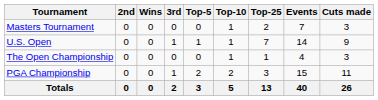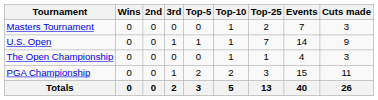columns swapped: (151, 12) <-> (126, 12)
